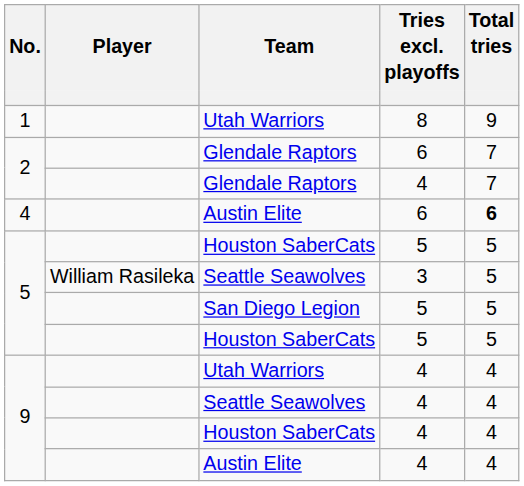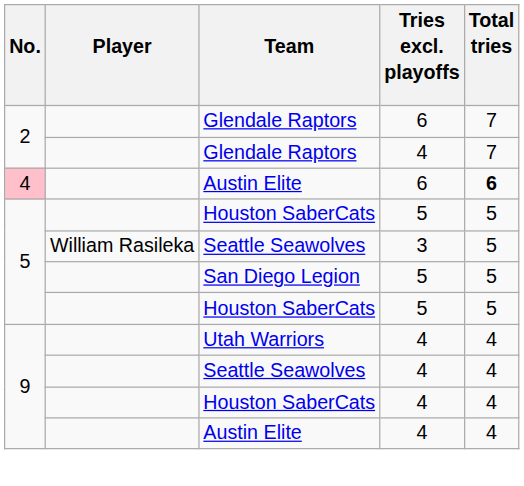- row: (264, 121)
(25, 214) no background -> (25, 183) pink background
